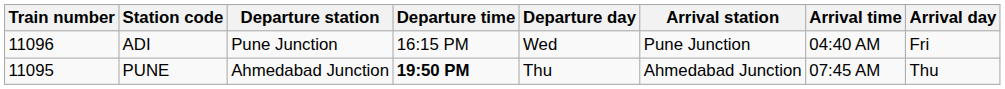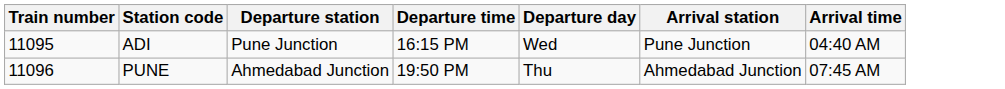- column: (953, 17)
(31, 44) 11096 -> (31, 44) 11095
(31, 71) 11095 -> (31, 71) 11096
(433, 71) bold -> (433, 71) normal
